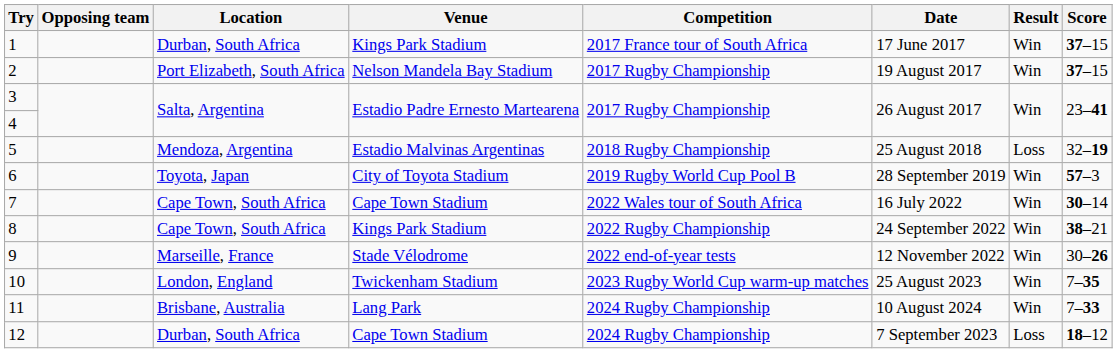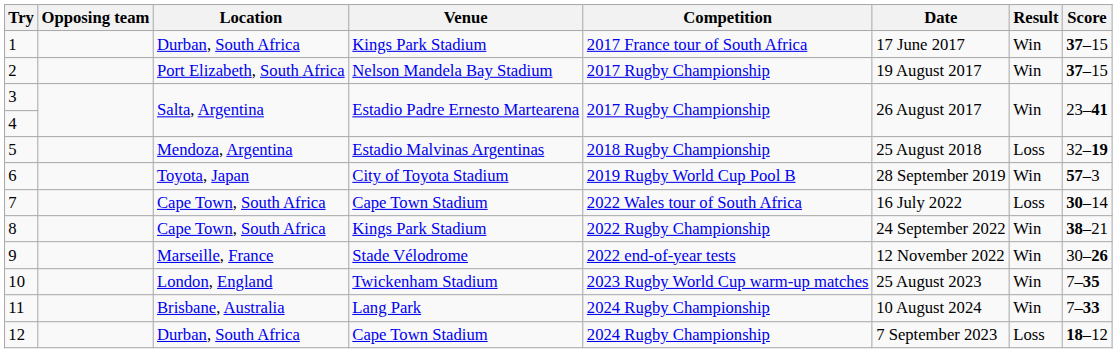(1027, 202) Win -> (1029, 202) Loss
